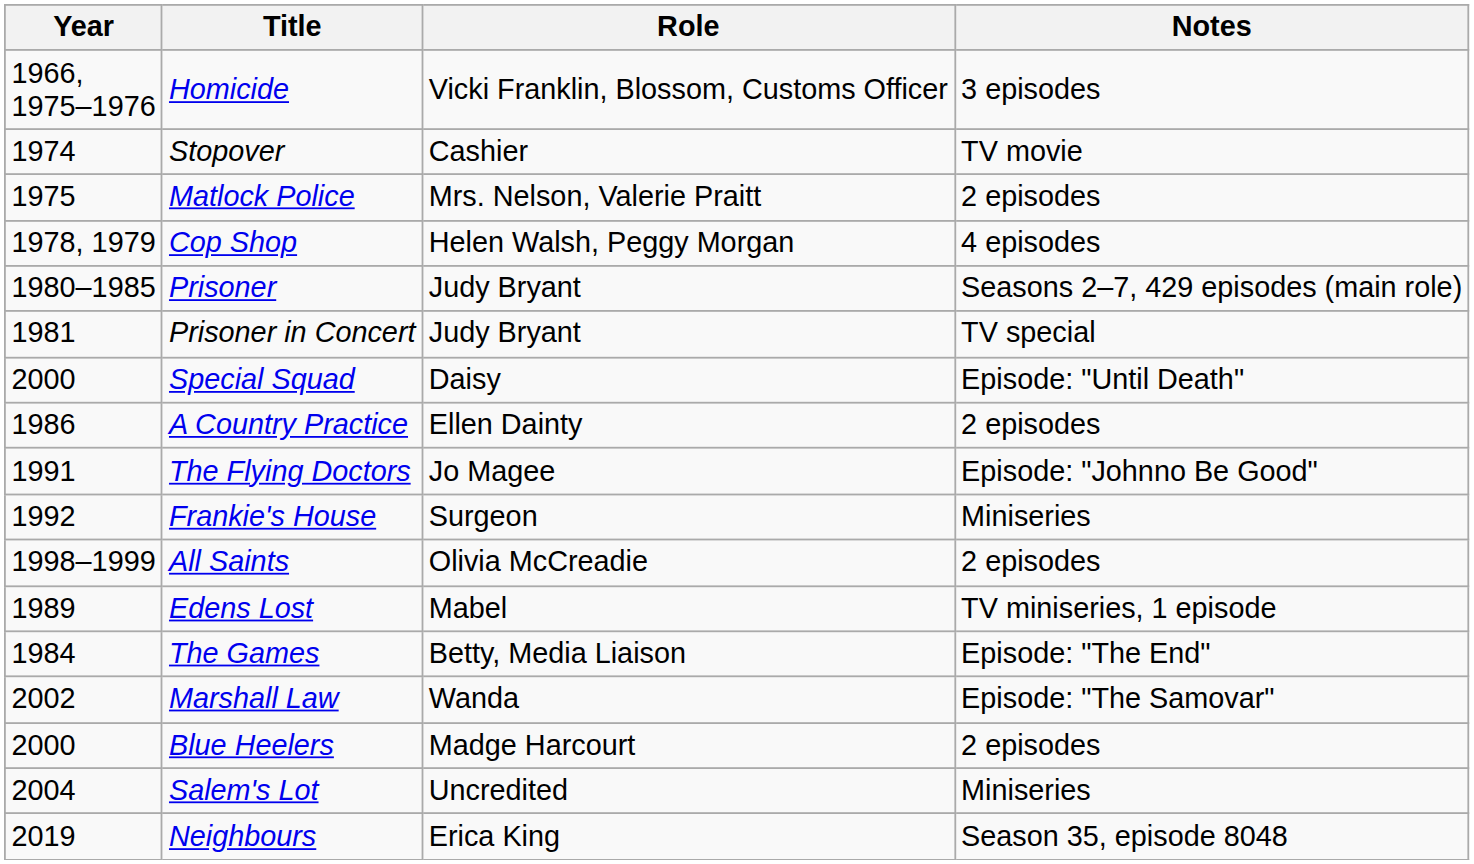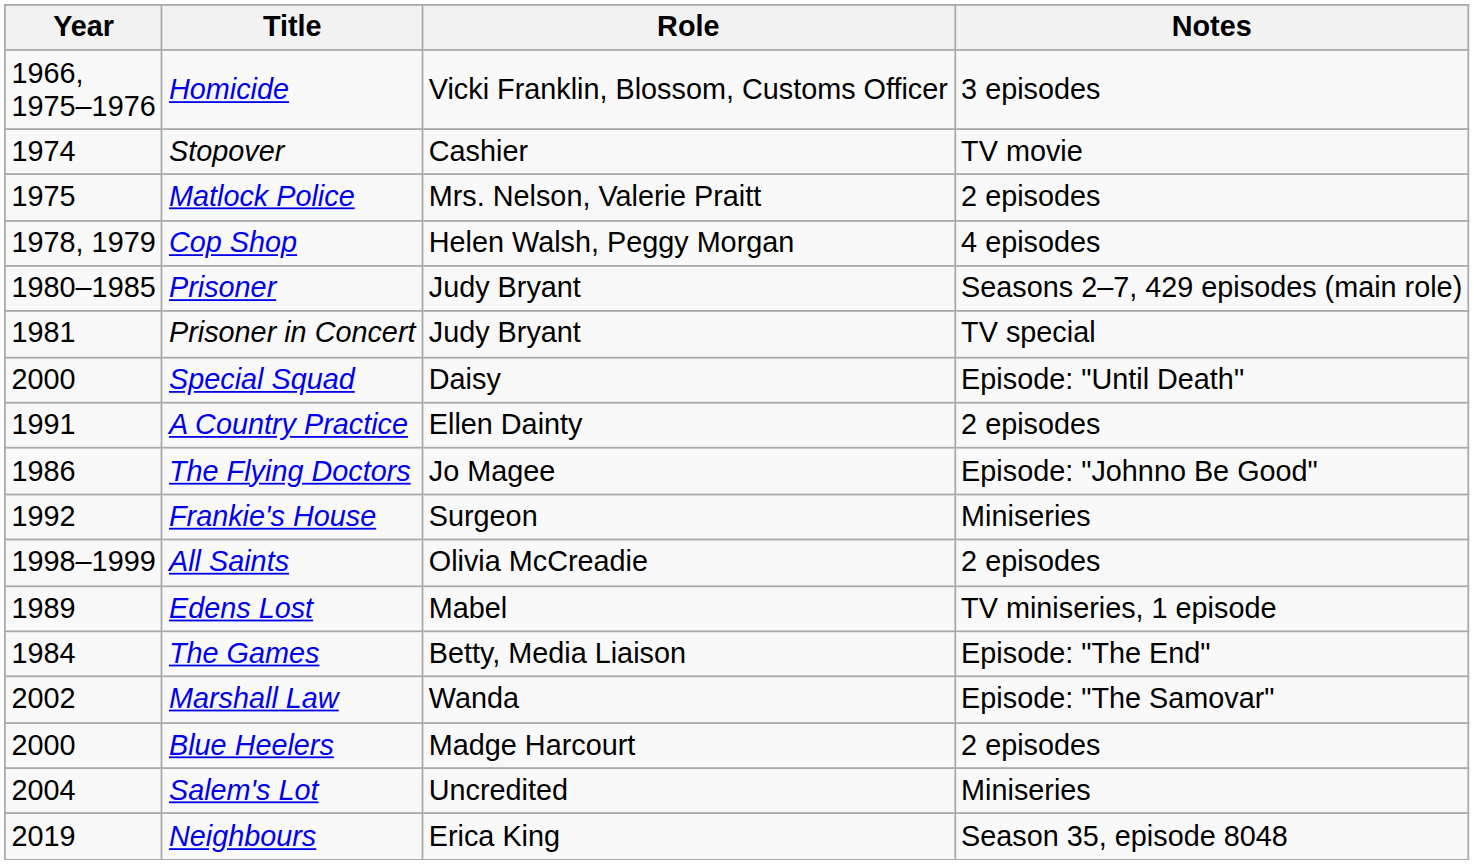(44, 425) 1986 -> (44, 425) 1991
(44, 470) 1991 -> (44, 470) 1986
